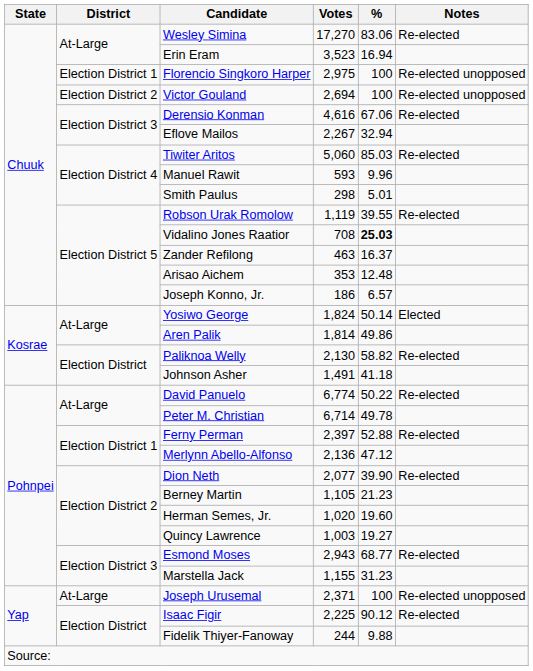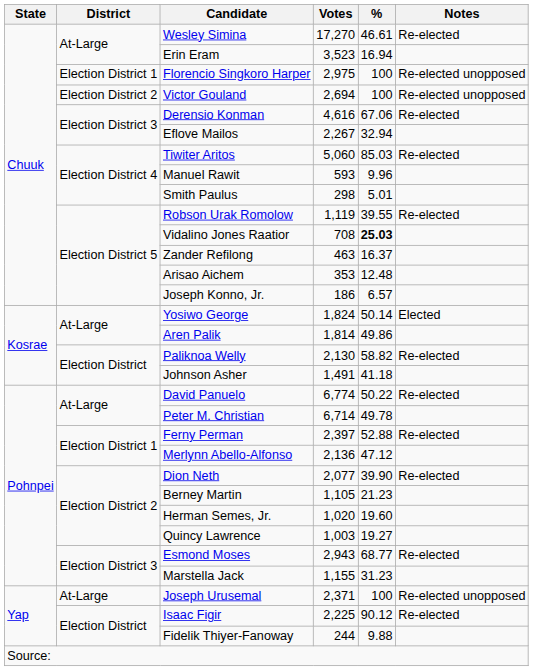(377, 34) 83.06 -> (377, 34) 46.61
